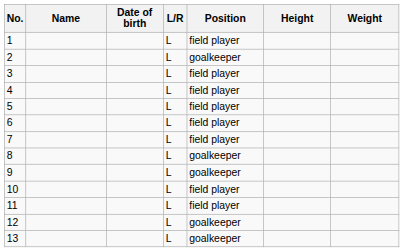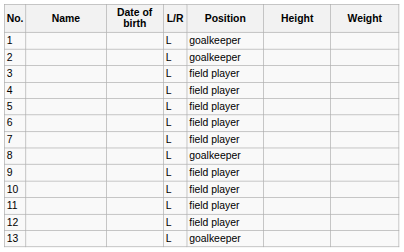(214, 40) field player -> (215, 40) goalkeeper
(215, 172) goalkeeper -> (214, 172) field player
(215, 222) goalkeeper -> (214, 222) field player
